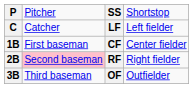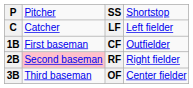(156, 44) Center fielder -> (148, 44) Outfielder
(148, 75) Outfielder -> (156, 75) Center fielder
